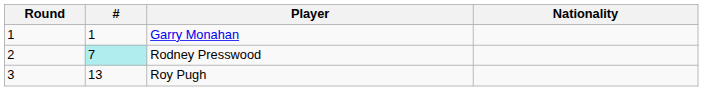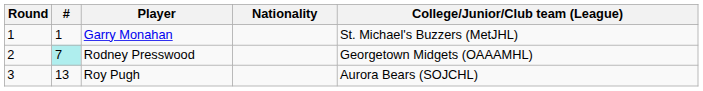+ column: (518, 14)
